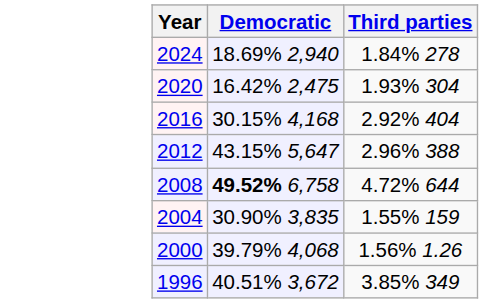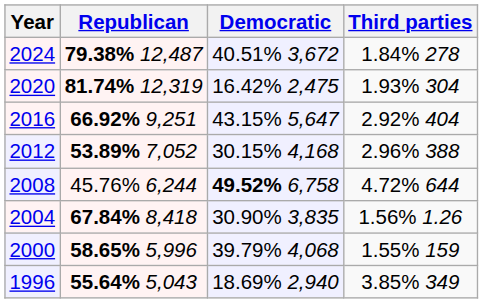+ column: (134, 21)
(275, 54) 18.69% 2,940 -> (275, 54) 40.51% 3,672
(275, 119) 30.15% 4,168 -> (275, 119) 43.15% 5,647
(275, 151) 43.15% 5,647 -> (275, 151) 30.15% 4,168
(410, 216) 1.55% 159 -> (410, 216) 1.56% 1.26
(410, 249) 1.56% 1.26 -> (410, 249) 1.55% 159
(275, 281) 40.51% 3,672 -> (275, 281) 18.69% 2,940
